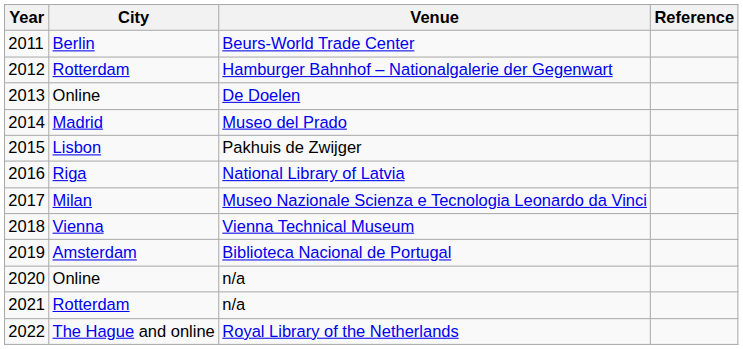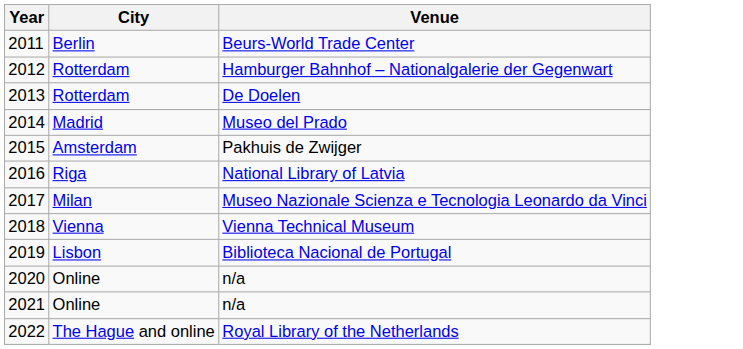- column: (694, 17)
(76, 95) Online -> (91, 95) Rotterdam
(77, 148) Lisbon -> (95, 148) Amsterdam
(95, 252) Amsterdam -> (77, 252) Lisbon
(91, 305) Rotterdam -> (76, 305) Online
